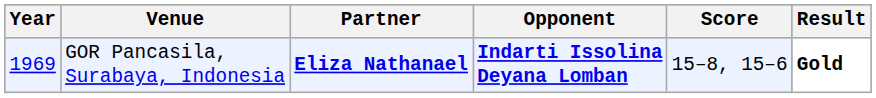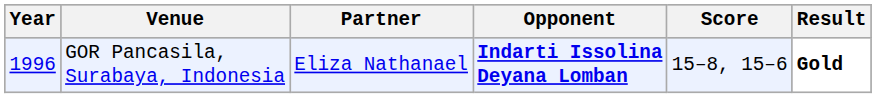(33, 65) 1969 -> (33, 65) 1996
(381, 65) bold -> (381, 65) normal
